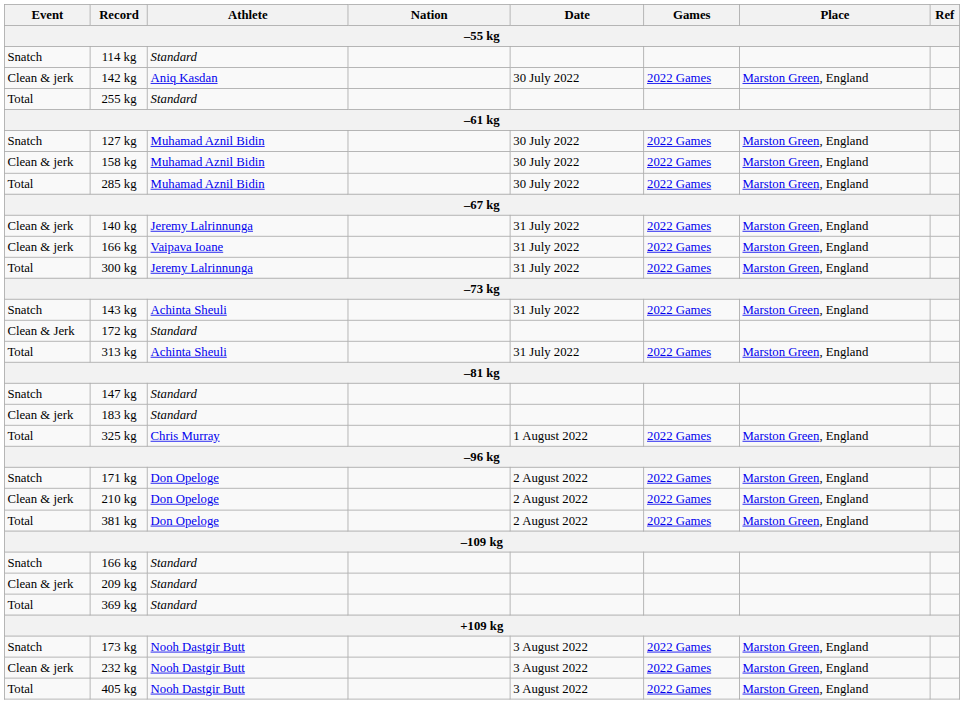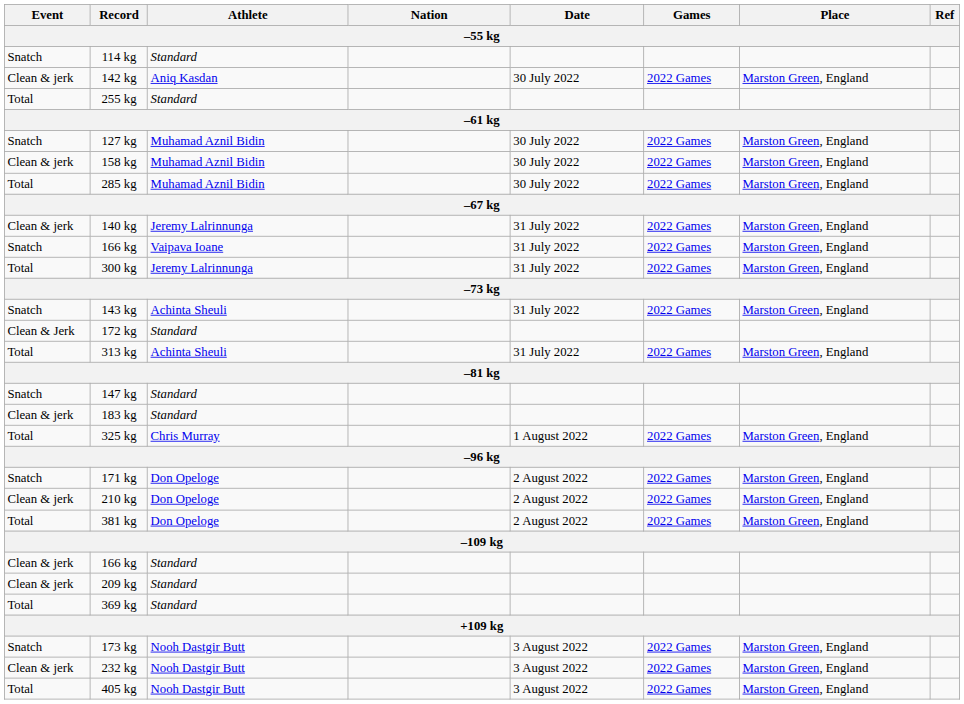(40, 246) Clean & jerk -> (25, 246) Snatch
(25, 562) Snatch -> (40, 562) Clean & jerk
